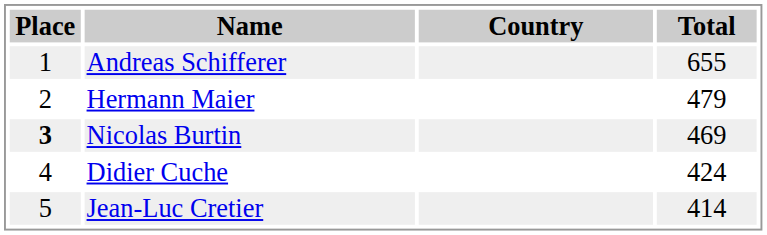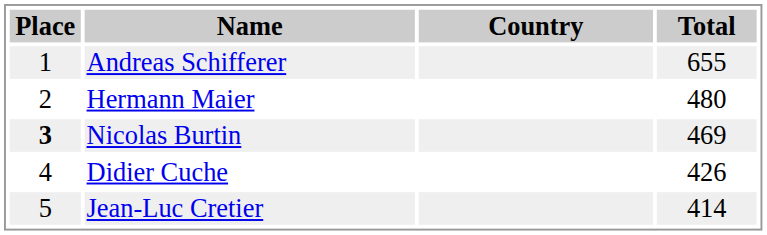(707, 99) 479 -> (707, 99) 480
(707, 172) 424 -> (707, 172) 426
